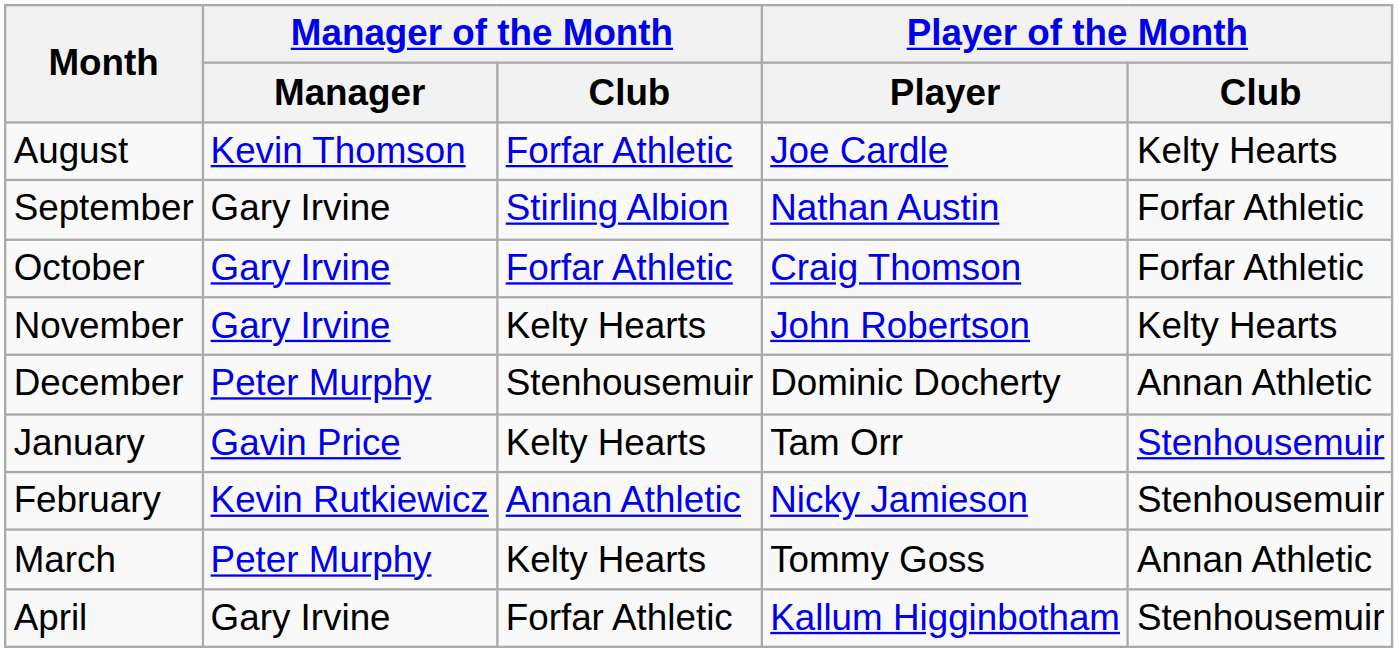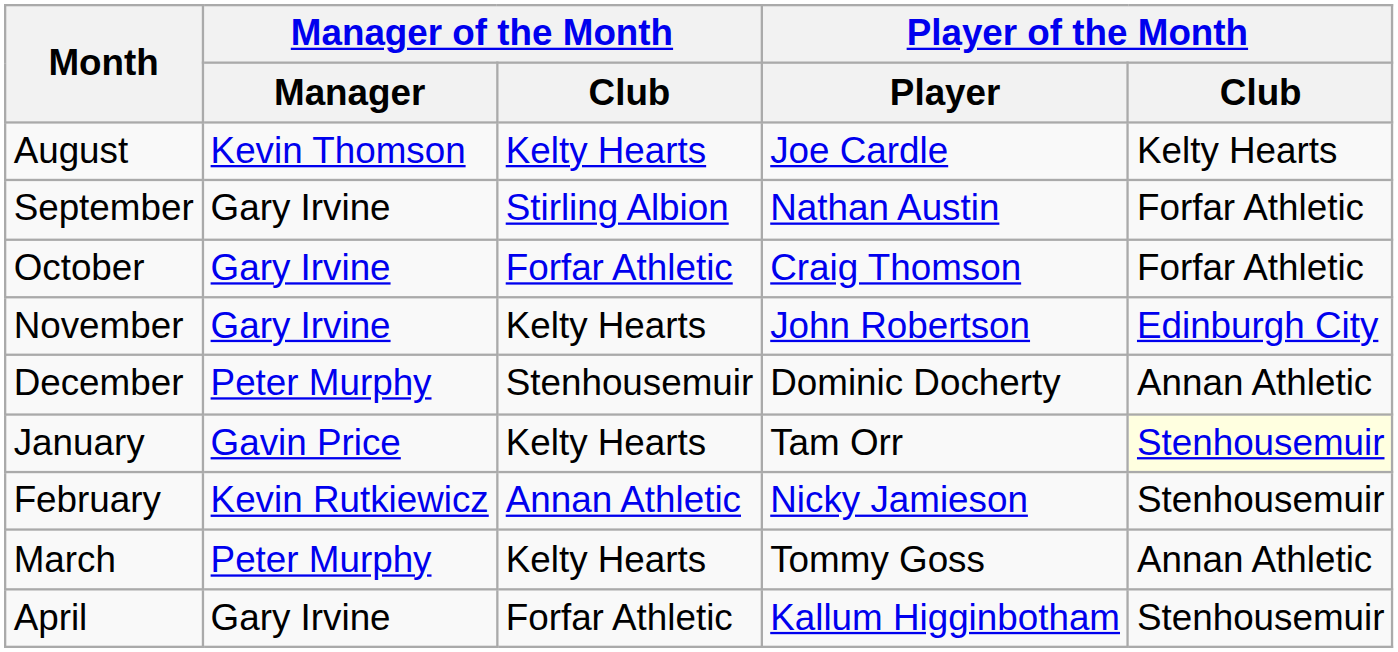(619, 150) Forfar Athletic -> (606, 150) Kelty Hearts
(1237, 325) Kelty Hearts -> (1258, 325) Edinburgh City
(1261, 442) no background -> (1261, 442) lightyellow background
